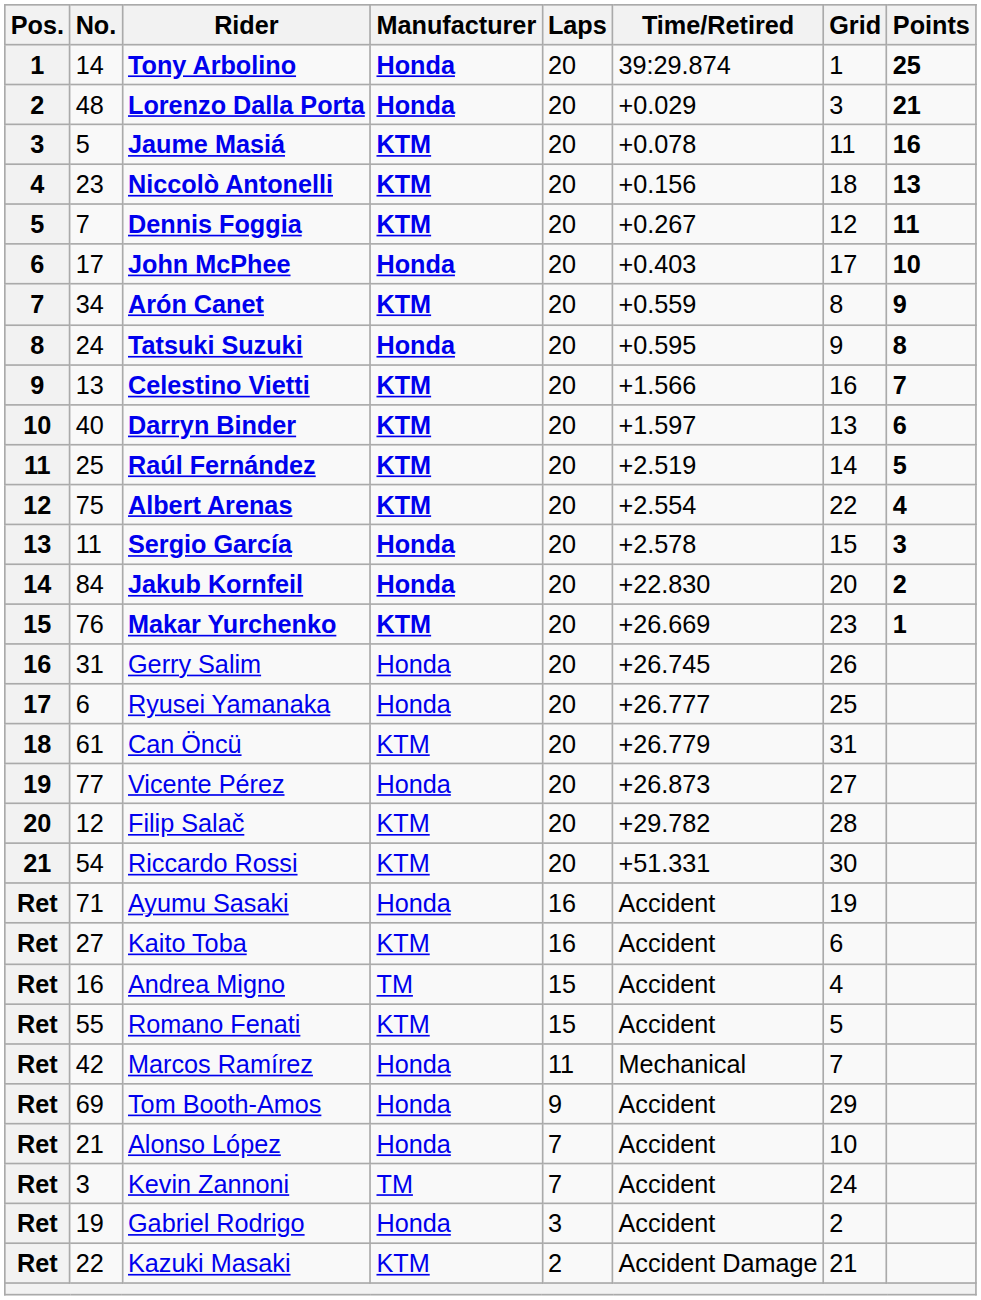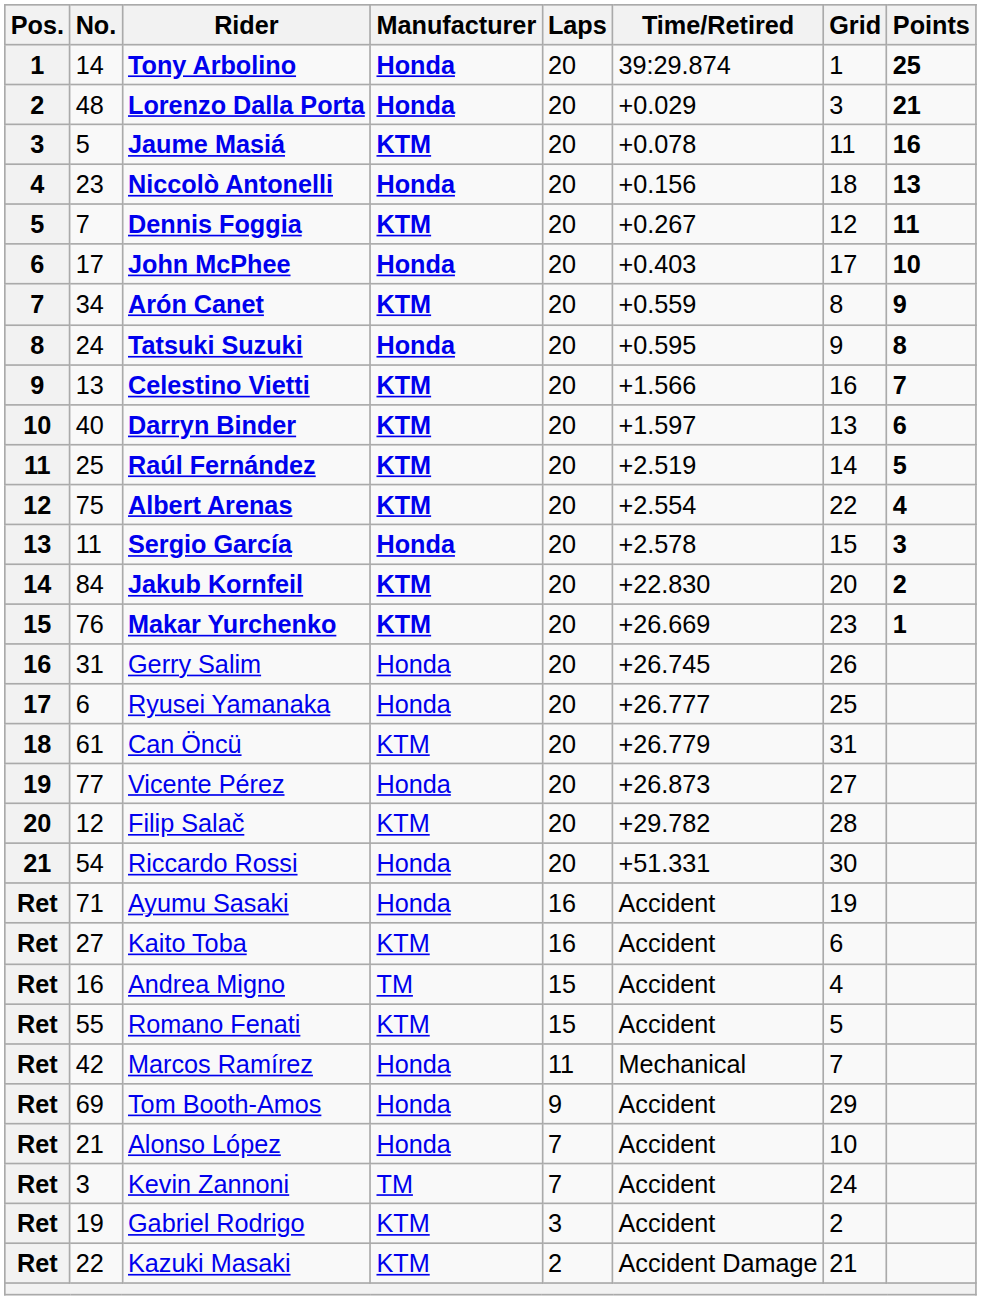(404, 185) KTM -> (416, 185) Honda
(416, 584) Honda -> (404, 584) KTM
(403, 864) KTM -> (414, 864) Honda
(414, 1223) Honda -> (403, 1223) KTM
